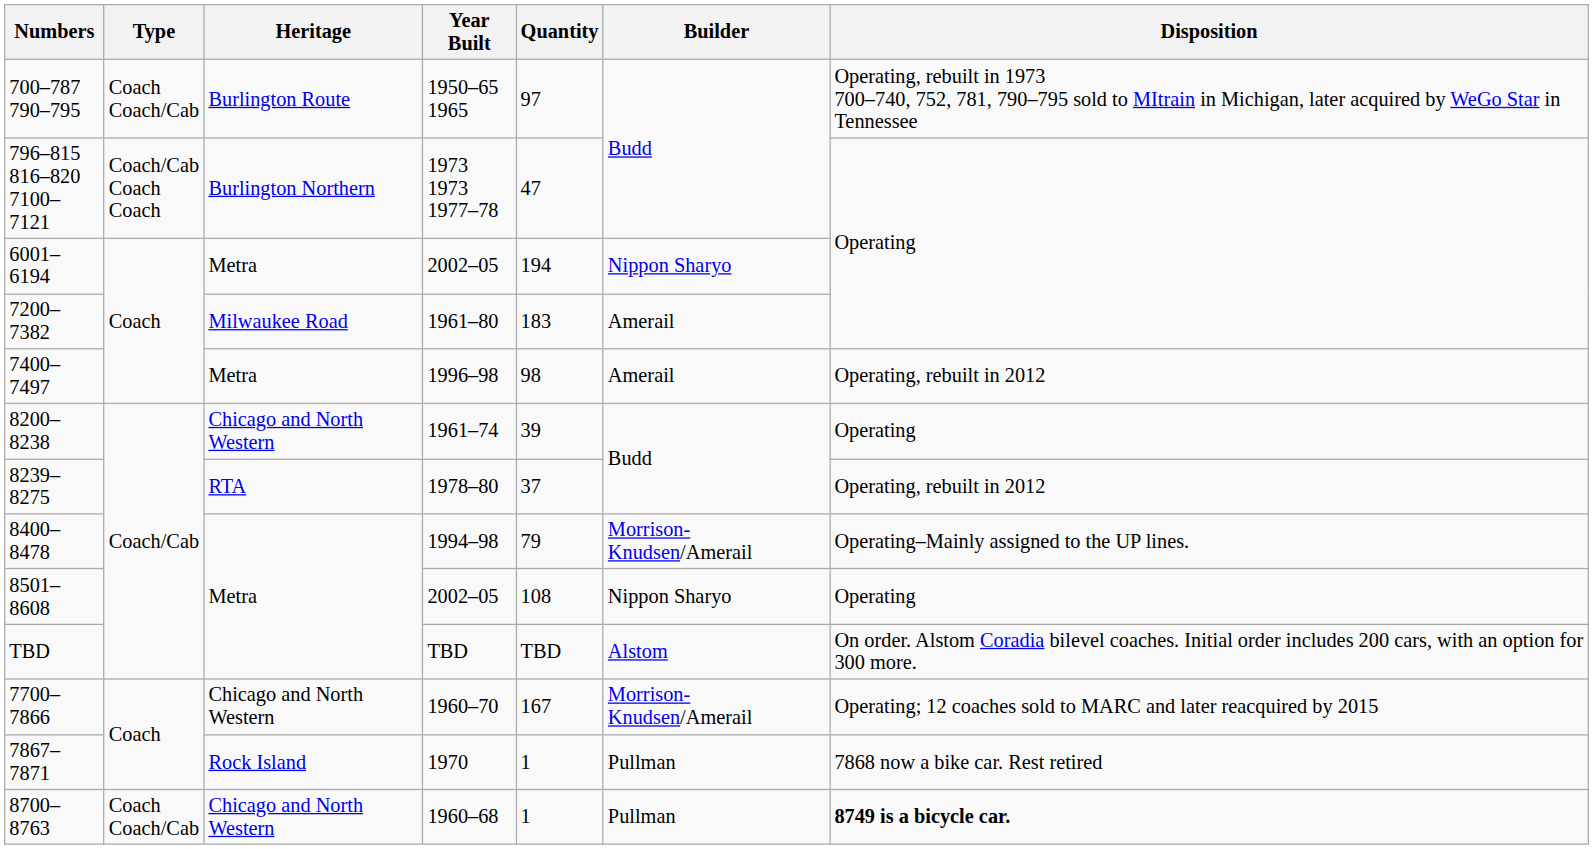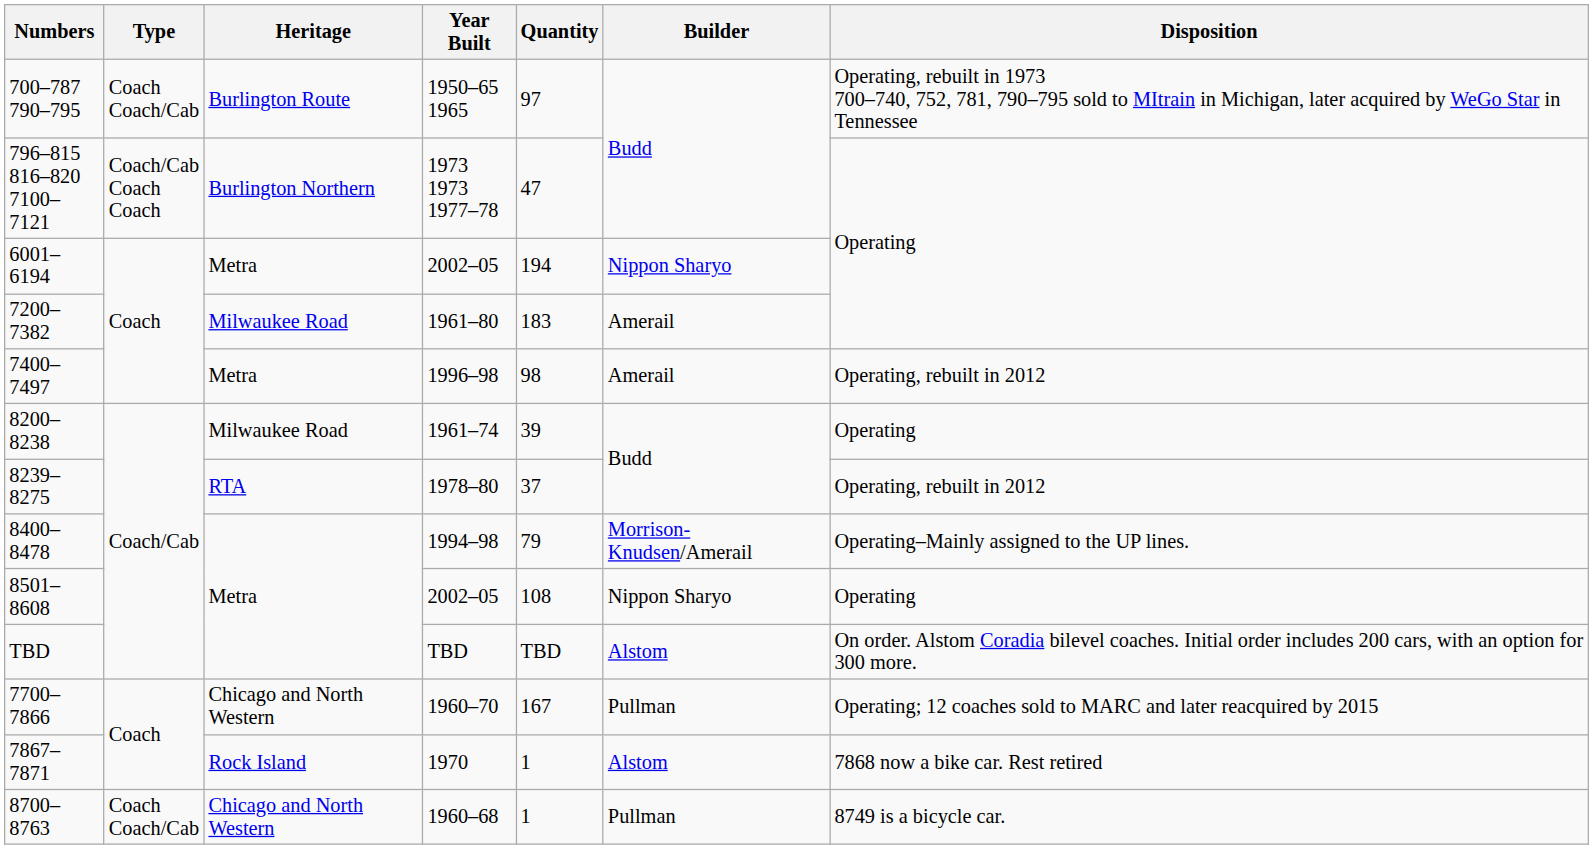(286, 431) Chicago and North Western -> (278, 431) Milwaukee Road
(680, 706) Morrison-Knudsen/Amerail -> (642, 706) Pullman
(642, 761) Pullman -> (638, 761) Alstom
(922, 816) bold -> (920, 816) normal
